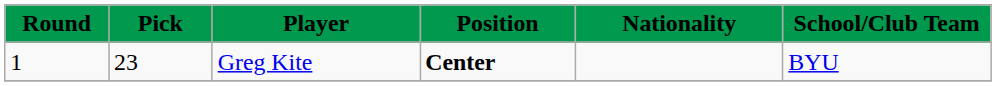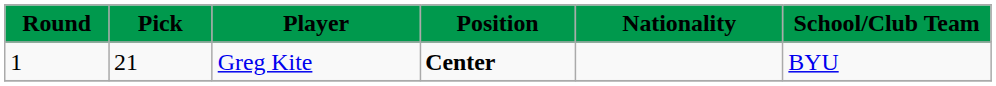(126, 61) 23 -> (126, 61) 21
